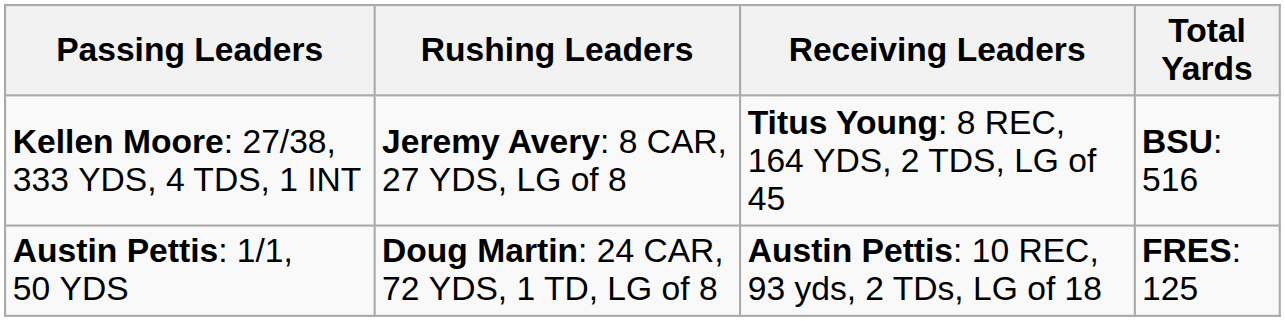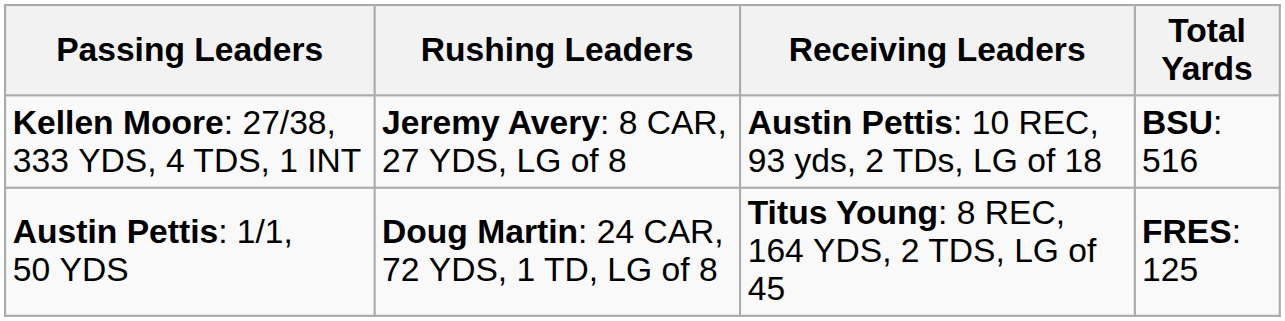(922, 160) Titus Young: 8 REC, 164 YDS, 2 TDS, LG of 45 -> (925, 141) Austin Pettis: 10 REC, 93 yds, 2 TDs, LG of 18
(925, 270) Austin Pettis: 10 REC, 93 yds, 2 TDs, LG of 18 -> (922, 251) Titus Young: 8 REC, 164 YDS, 2 TDS, LG of 45
